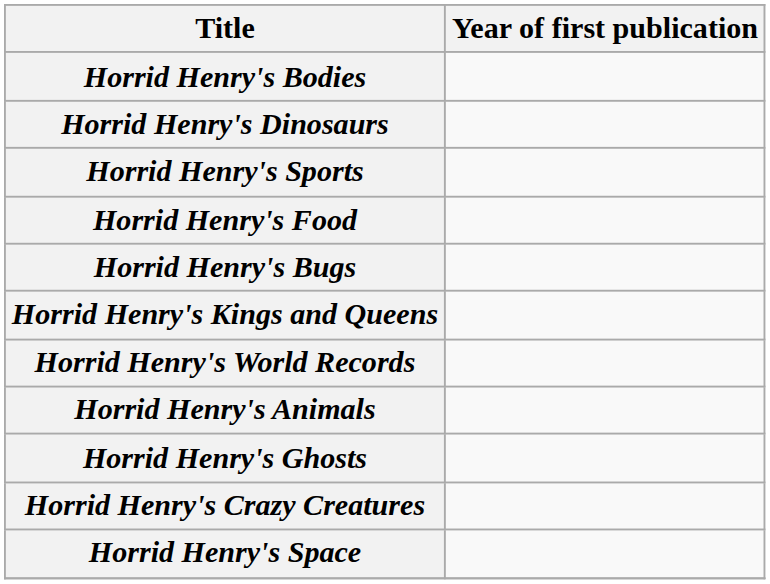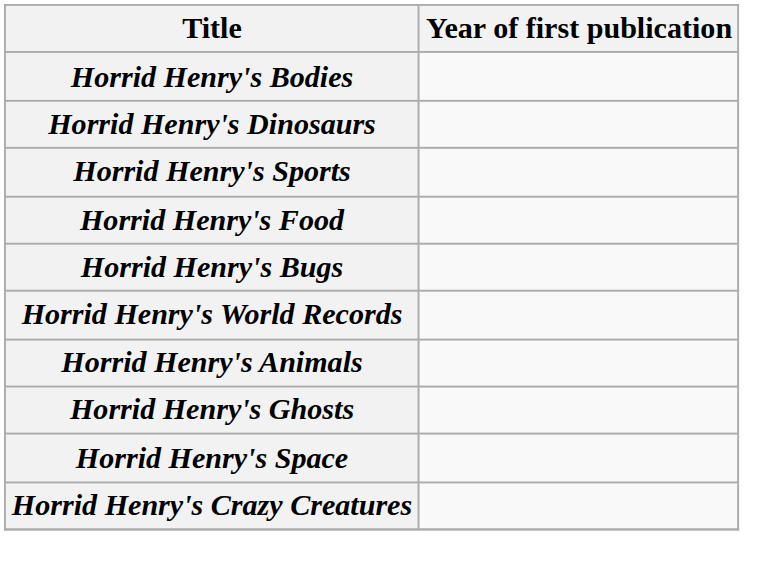- row: (225, 314)
rows swapped: (225, 553) <-> (225, 505)
